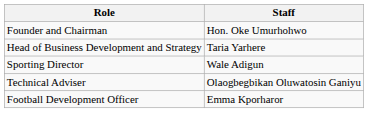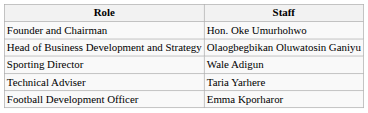(236, 47) Taria Yarhere -> (284, 47) Olaogbegbikan Oluwatosin Ganiyu
(284, 82) Olaogbegbikan Oluwatosin Ganiyu -> (236, 82) Taria Yarhere
